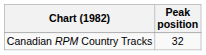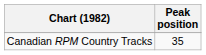(178, 41) 32 -> (178, 41) 35
